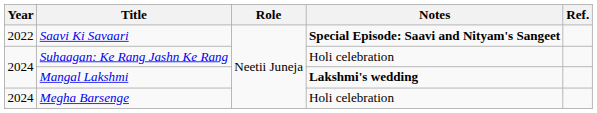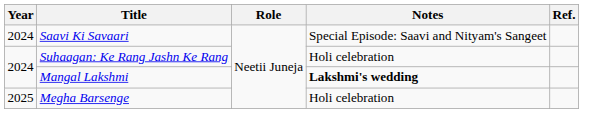(21, 35) 2022 -> (21, 35) 2024
(435, 35) bold -> (428, 35) normal
(21, 98) 2024 -> (21, 98) 2025
